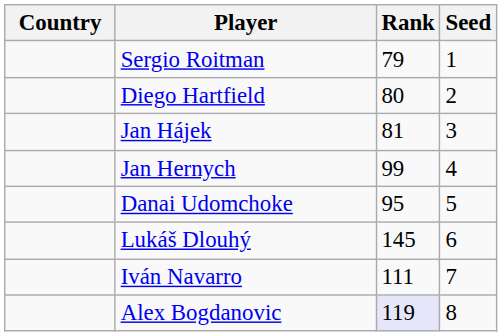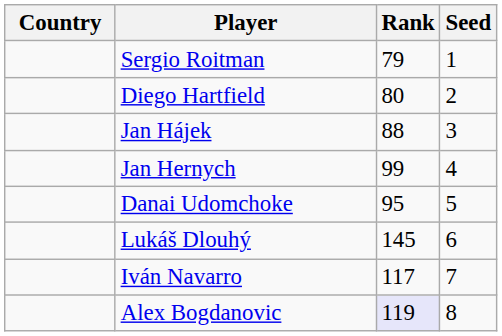(393, 131) 81 -> (393, 131) 88
(398, 276) 111 -> (398, 276) 117
